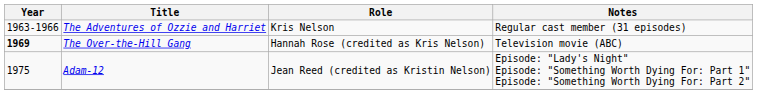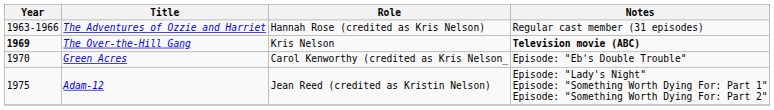(303, 28) Kris Nelson -> (378, 28) Hannah Rose (credited as Kris Nelson)
(378, 44) Hannah Rose (credited as Kris Nelson) -> (303, 44) Kris Nelson
(559, 44) normal -> (576, 44) bold
+ row: (95, 59)
